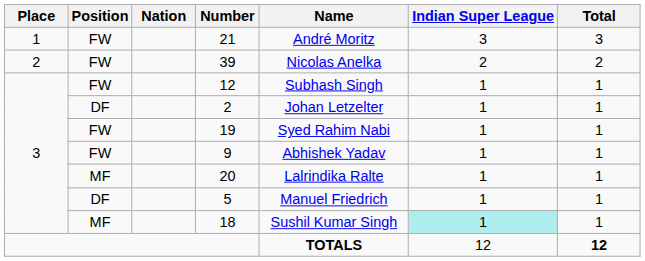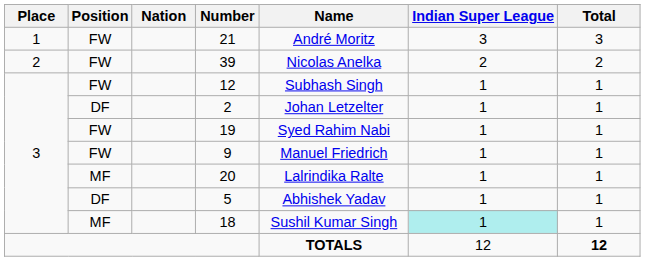(334, 153) Abhishek Yadav -> (334, 153) Manuel Friedrich
(334, 199) Manuel Friedrich -> (334, 199) Abhishek Yadav
